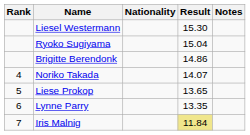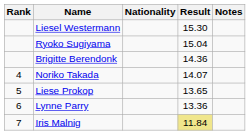(195, 59) 14.86 -> (195, 59) 14.36
(195, 106) 13.35 -> (195, 106) 13.36
